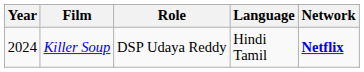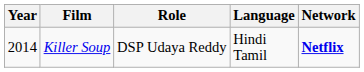(22, 47) 2024 -> (22, 47) 2014
